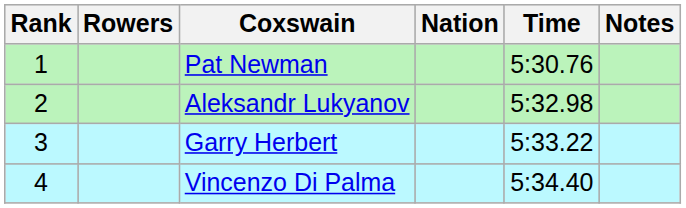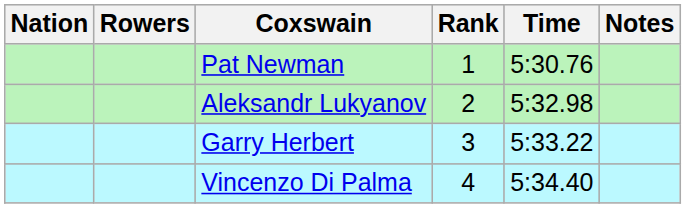columns swapped: (41, 24) <-> (460, 24)
